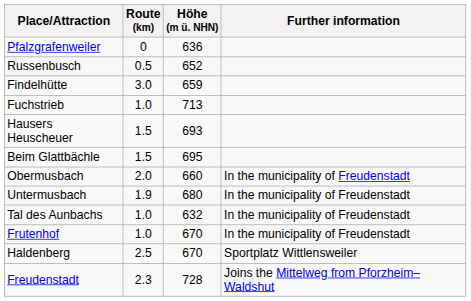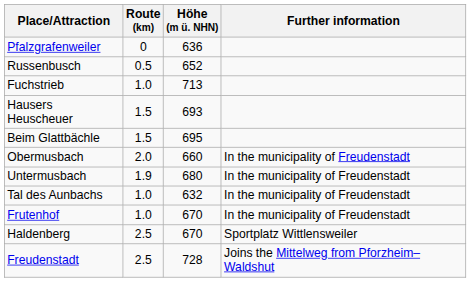- row: (37, 85)
(143, 279) 2.3 -> (143, 260) 2.5
